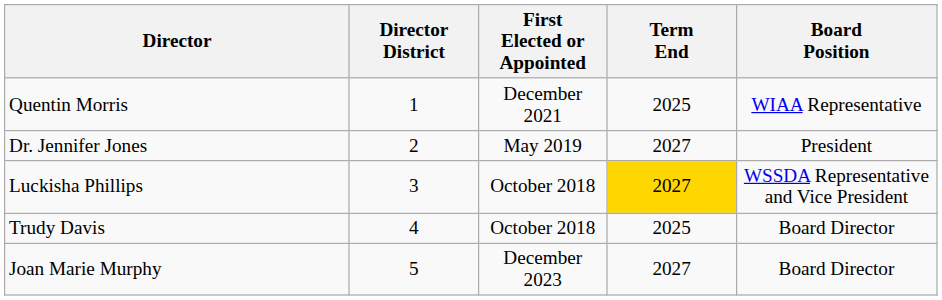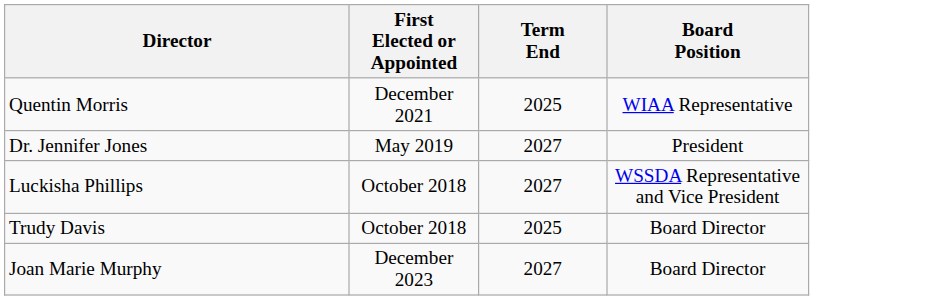- column: (414, 41)
(672, 186) gold background -> (543, 186) no background
